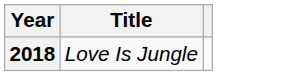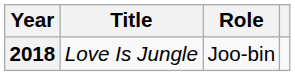+ column: (241, 20)
